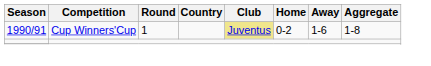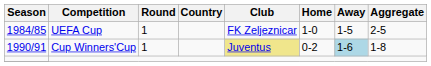+ row: (27, 30)
(319, 30) no background -> (345, 47) lightblue background
